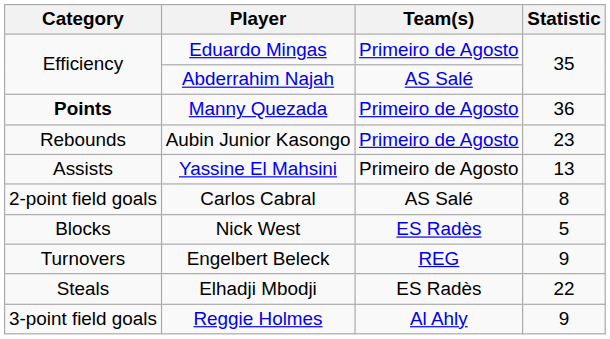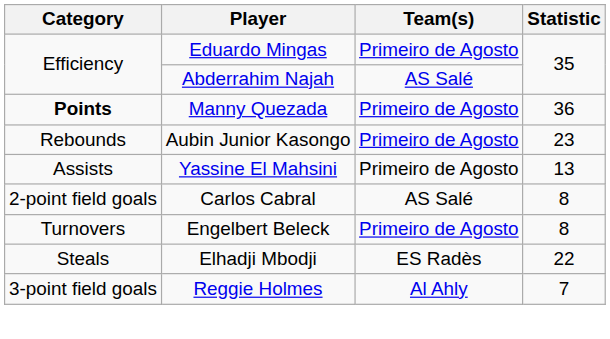- row: (258, 229)
(439, 259) REG -> (439, 229) Primeiro de Agosto
(564, 259) 9 -> (564, 229) 8
(564, 318) 9 -> (564, 288) 7
